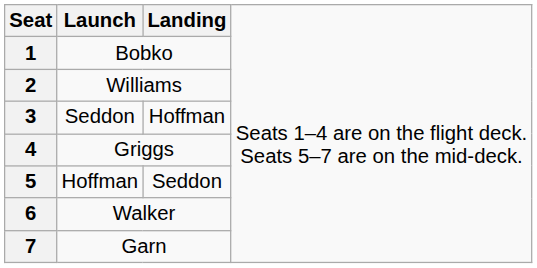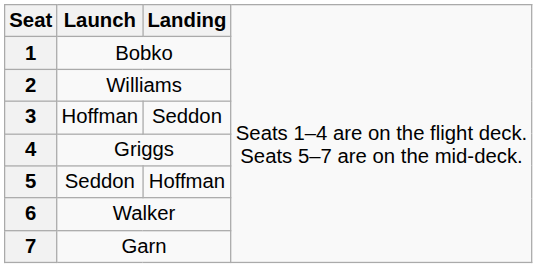(100, 117) Seddon -> (100, 117) Hoffman
(187, 117) Hoffman -> (187, 117) Seddon
(100, 181) Hoffman -> (100, 181) Seddon
(187, 181) Seddon -> (187, 181) Hoffman
